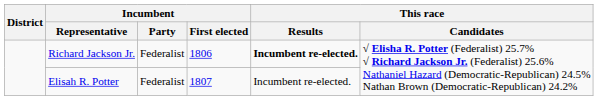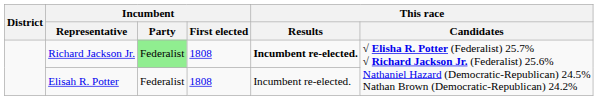(162, 53) no background -> (162, 53) lightgreen background
(201, 53) 1806 -> (201, 53) 1808
(201, 81) 1807 -> (201, 81) 1808
